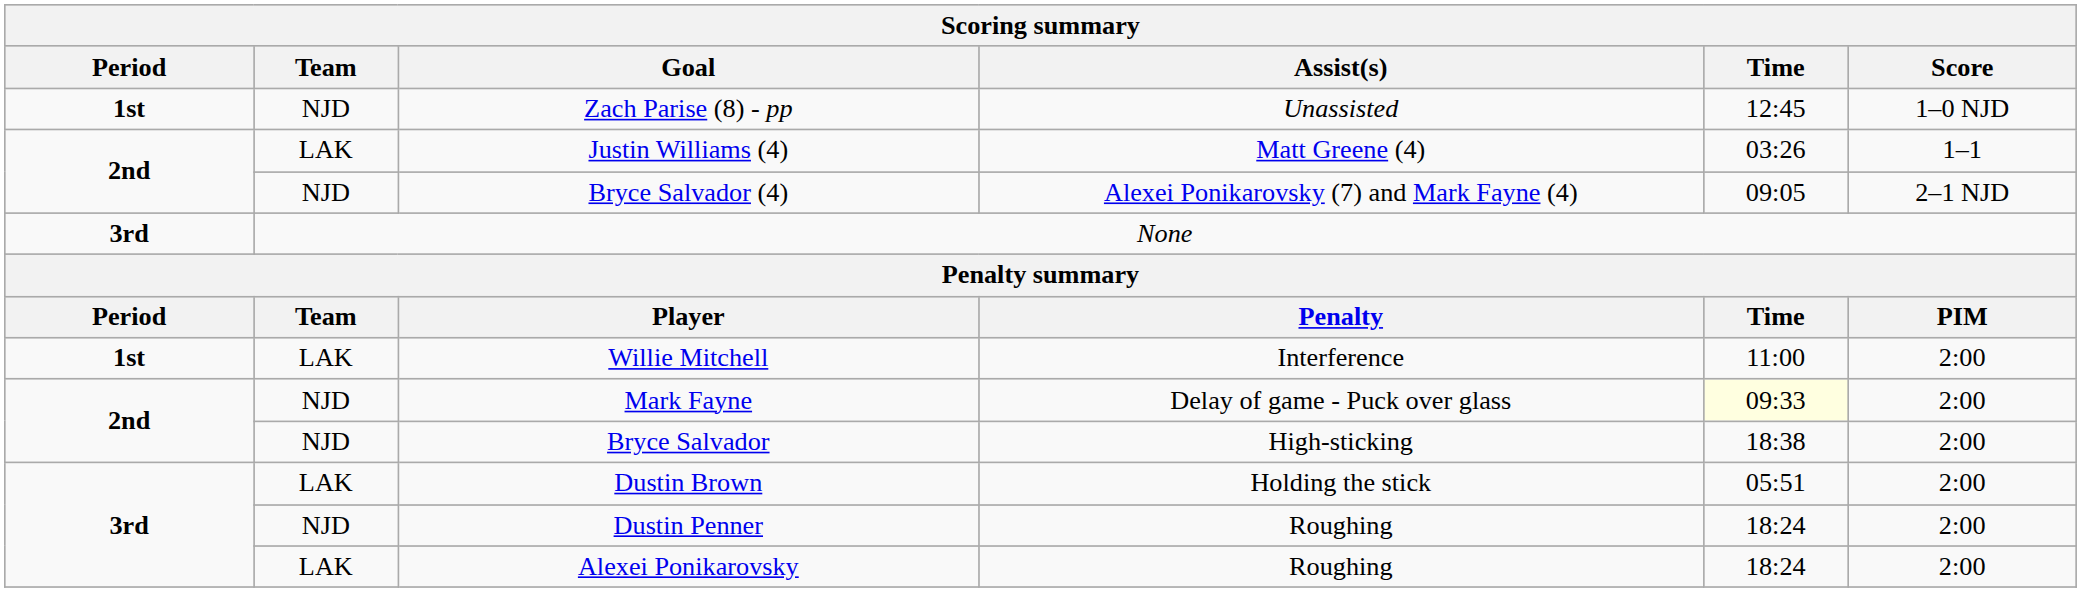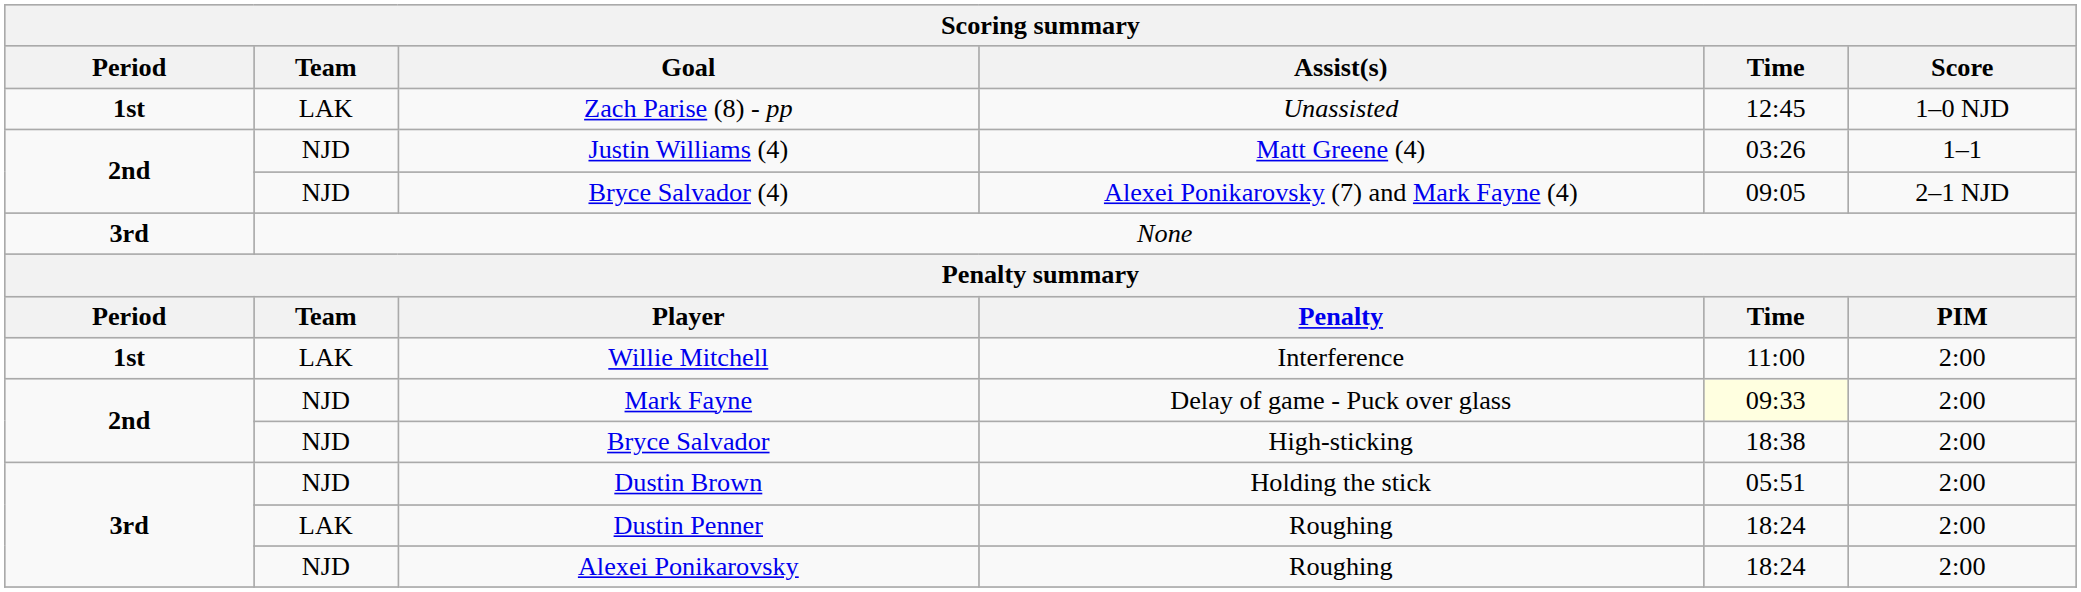(326, 108) NJD -> (326, 108) LAK
(326, 150) LAK -> (326, 150) NJD
(326, 483) LAK -> (326, 483) NJD
(326, 524) NJD -> (326, 524) LAK
(326, 566) LAK -> (326, 566) NJD
